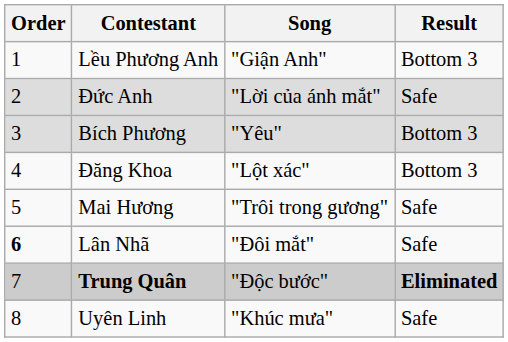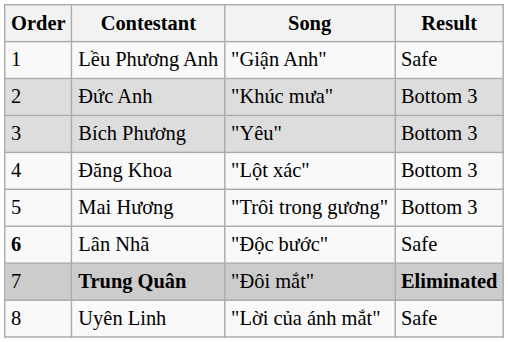(439, 60) Bottom 3 -> (419, 60) Safe
(306, 97) "Lời của ánh mắt" -> (282, 97) "Khúc mưa"
(419, 97) Safe -> (439, 97) Bottom 3
(419, 207) Safe -> (439, 207) Bottom 3
(273, 244) "Đôi mắt" -> (280, 244) "Độc bước"
(280, 281) "Độc bước" -> (273, 281) "Đôi mắt"
(282, 318) "Khúc mưa" -> (306, 318) "Lời của ánh mắt"
